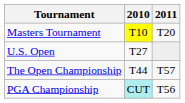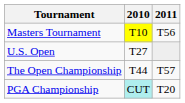(166, 32) T20 -> (166, 32) T56
(166, 89) T56 -> (166, 89) T20
